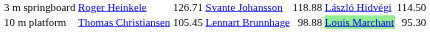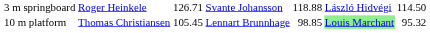(310, 22) 98.88 -> (310, 22) 98.85
(414, 22) 95.30 -> (414, 22) 95.32
